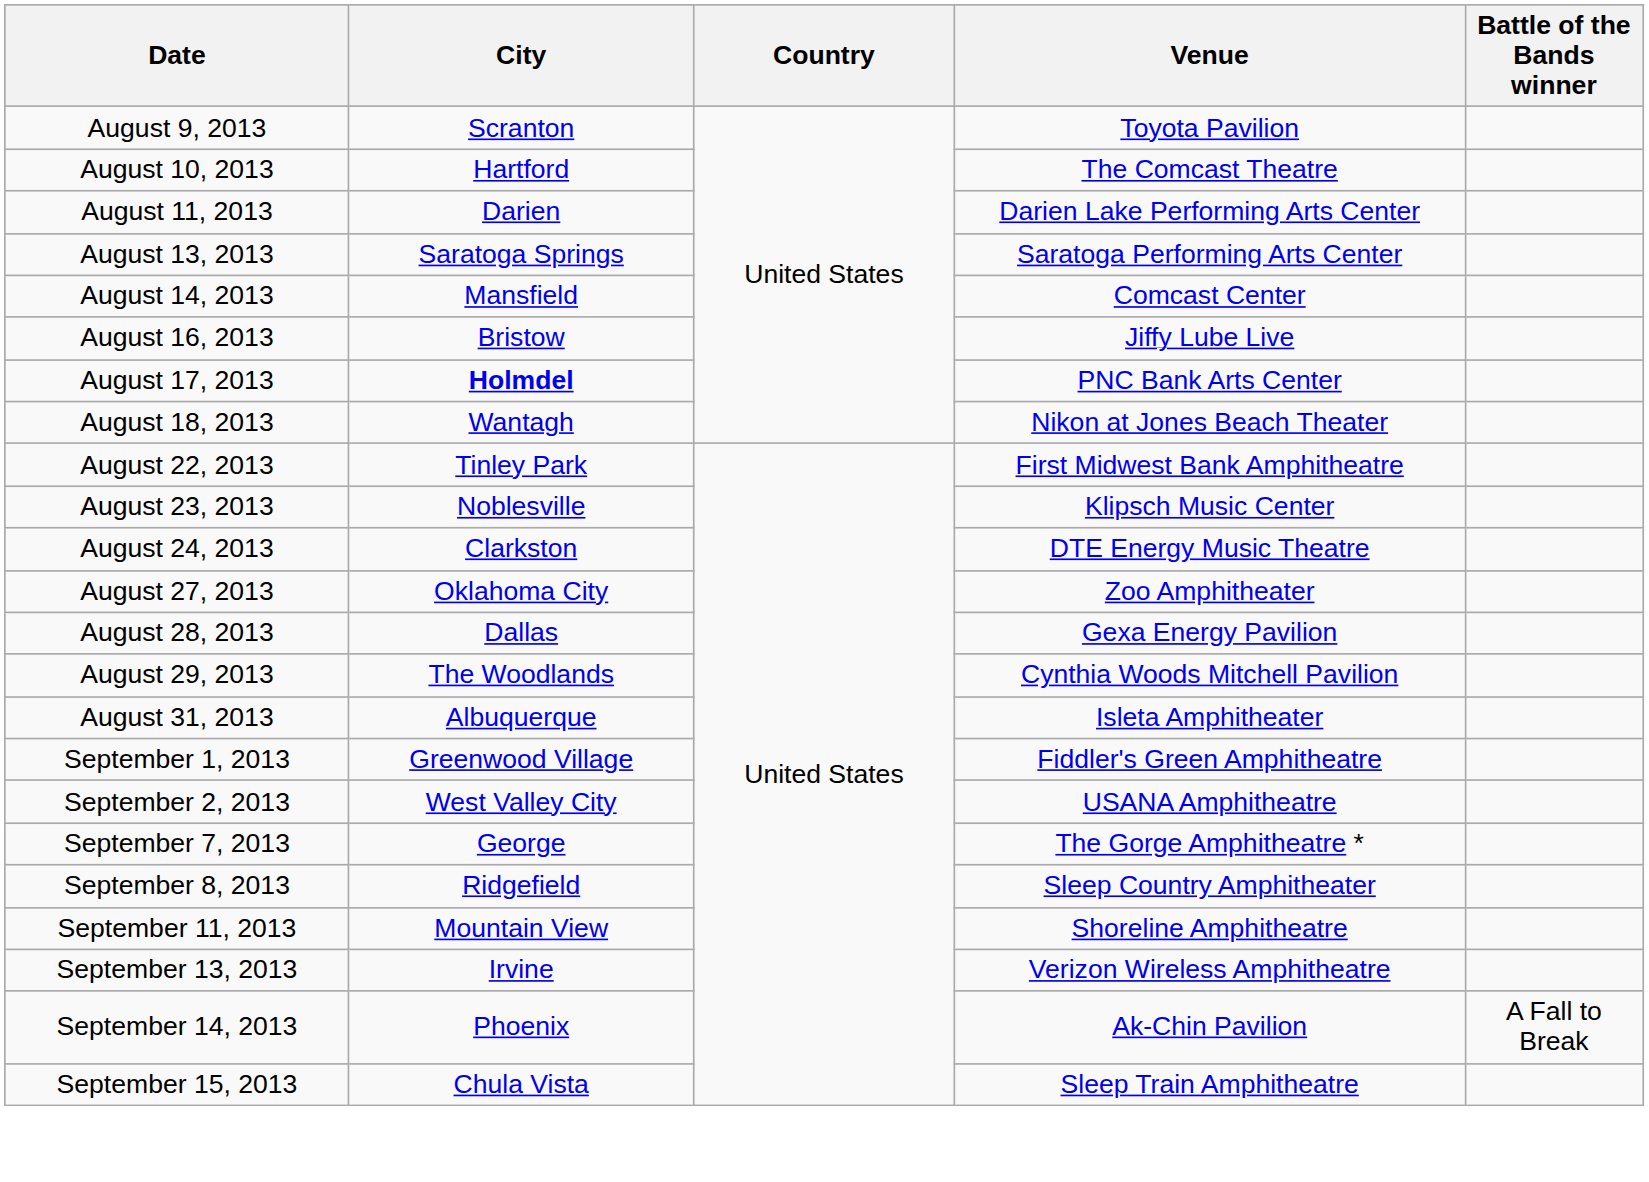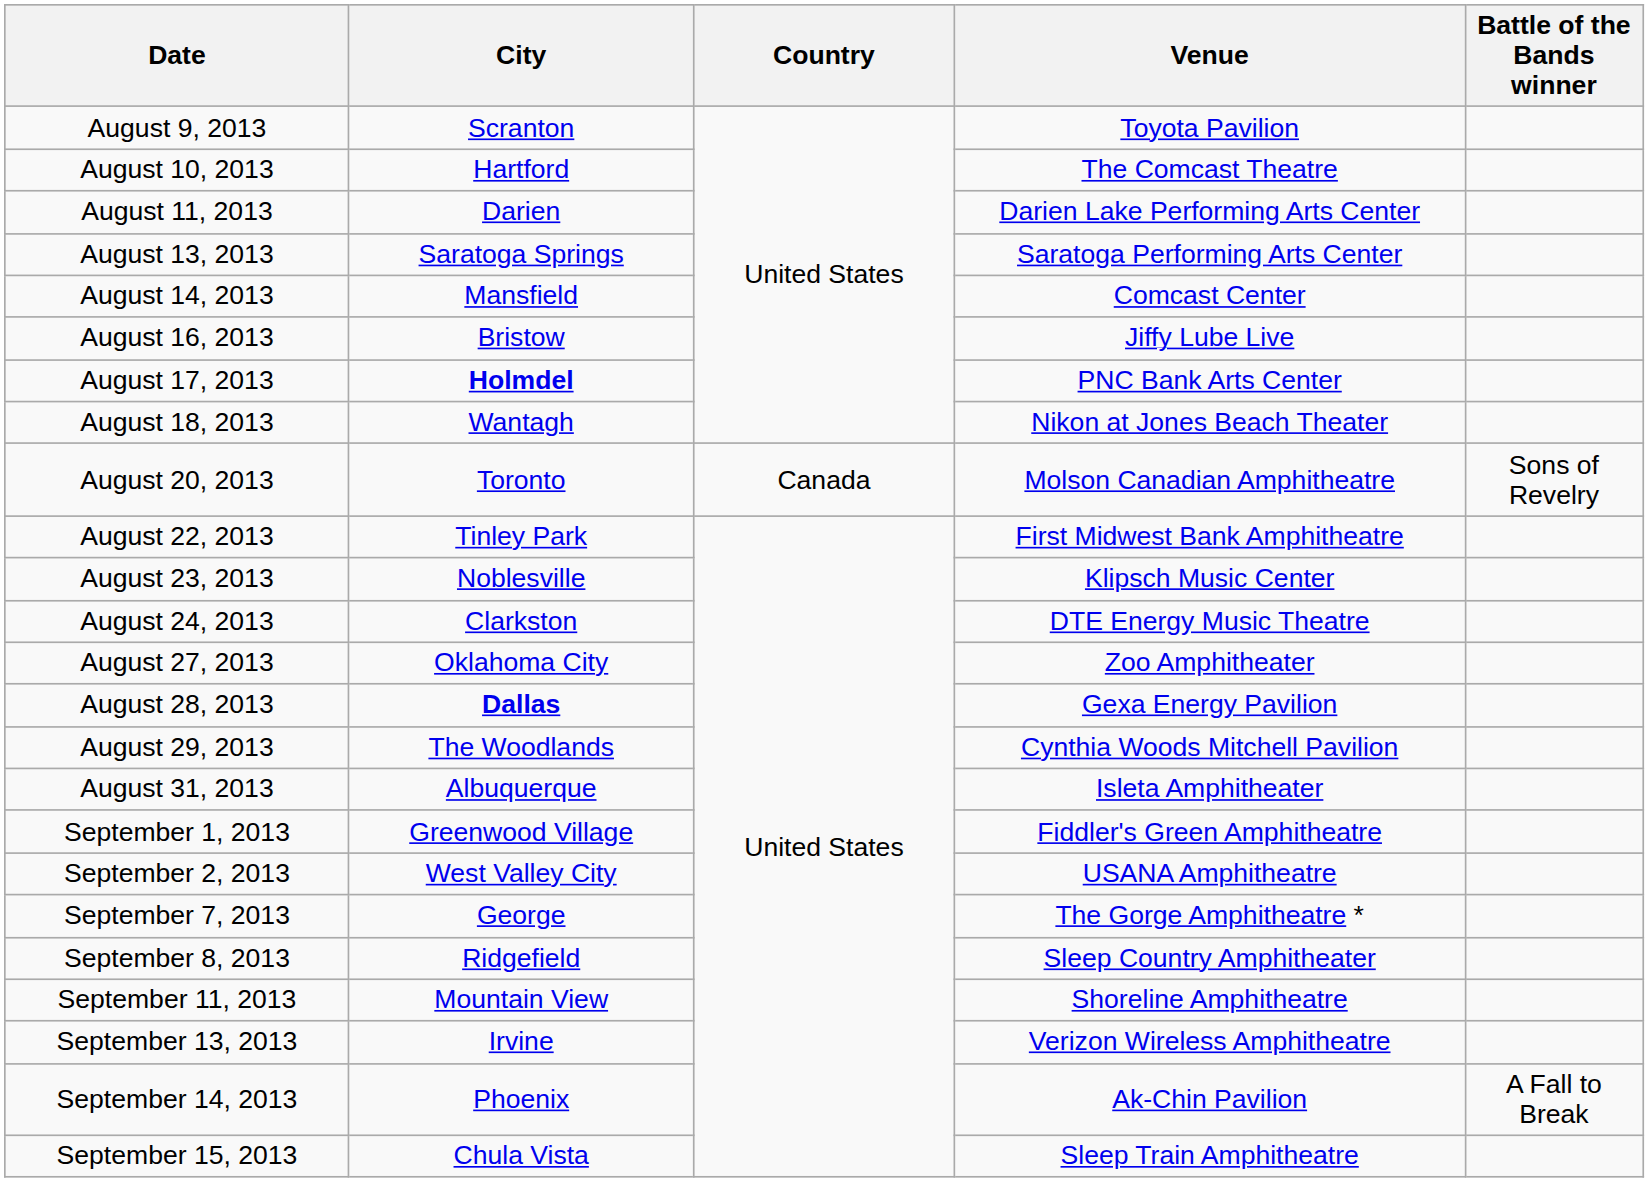+ row: (177, 479)
(521, 632) normal -> (521, 704) bold
